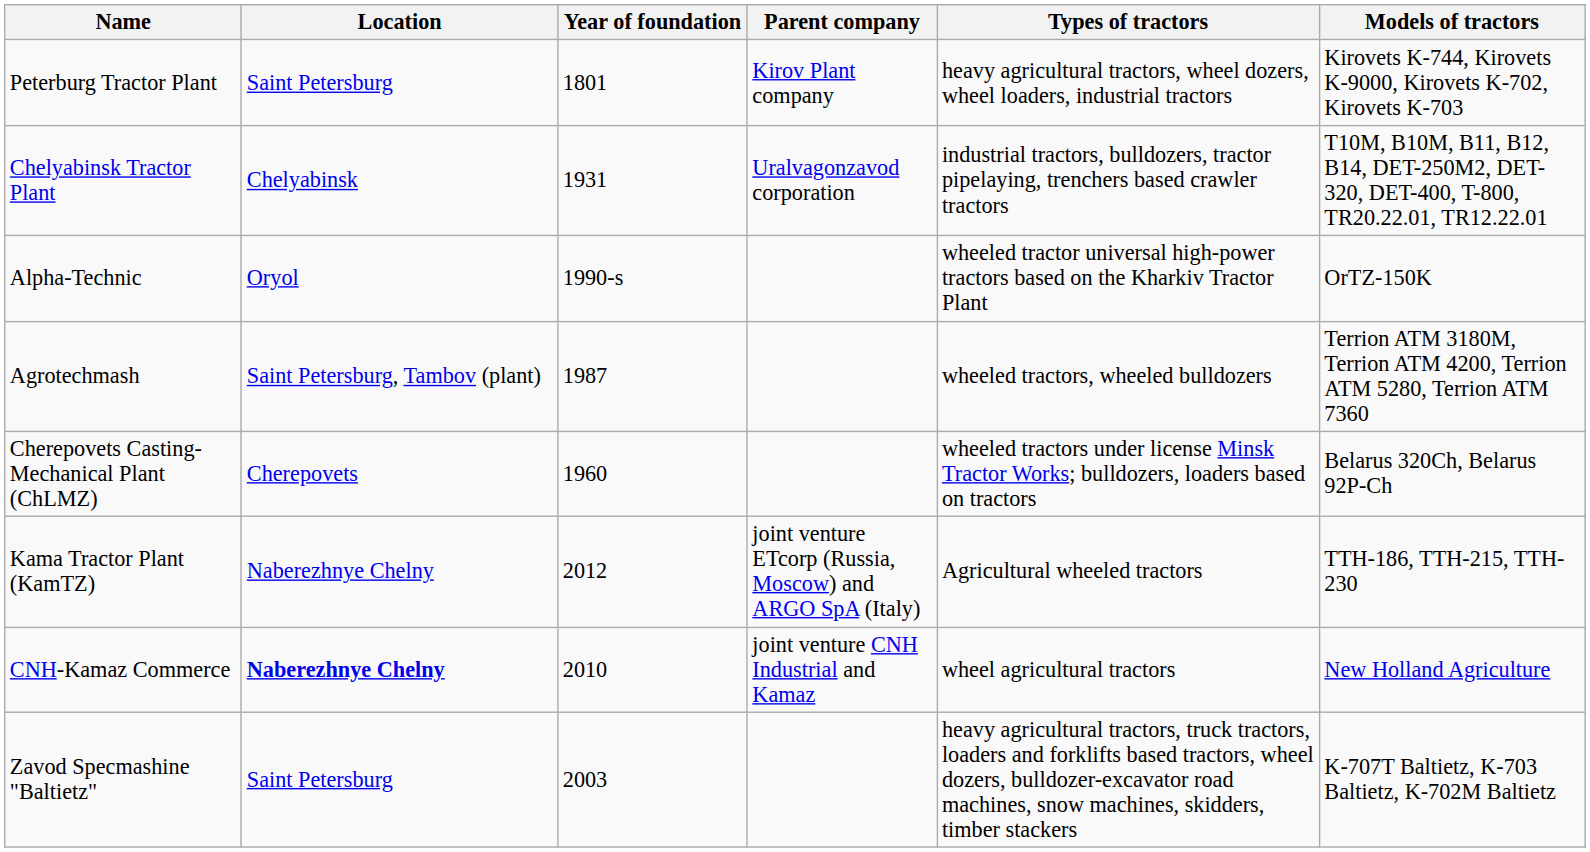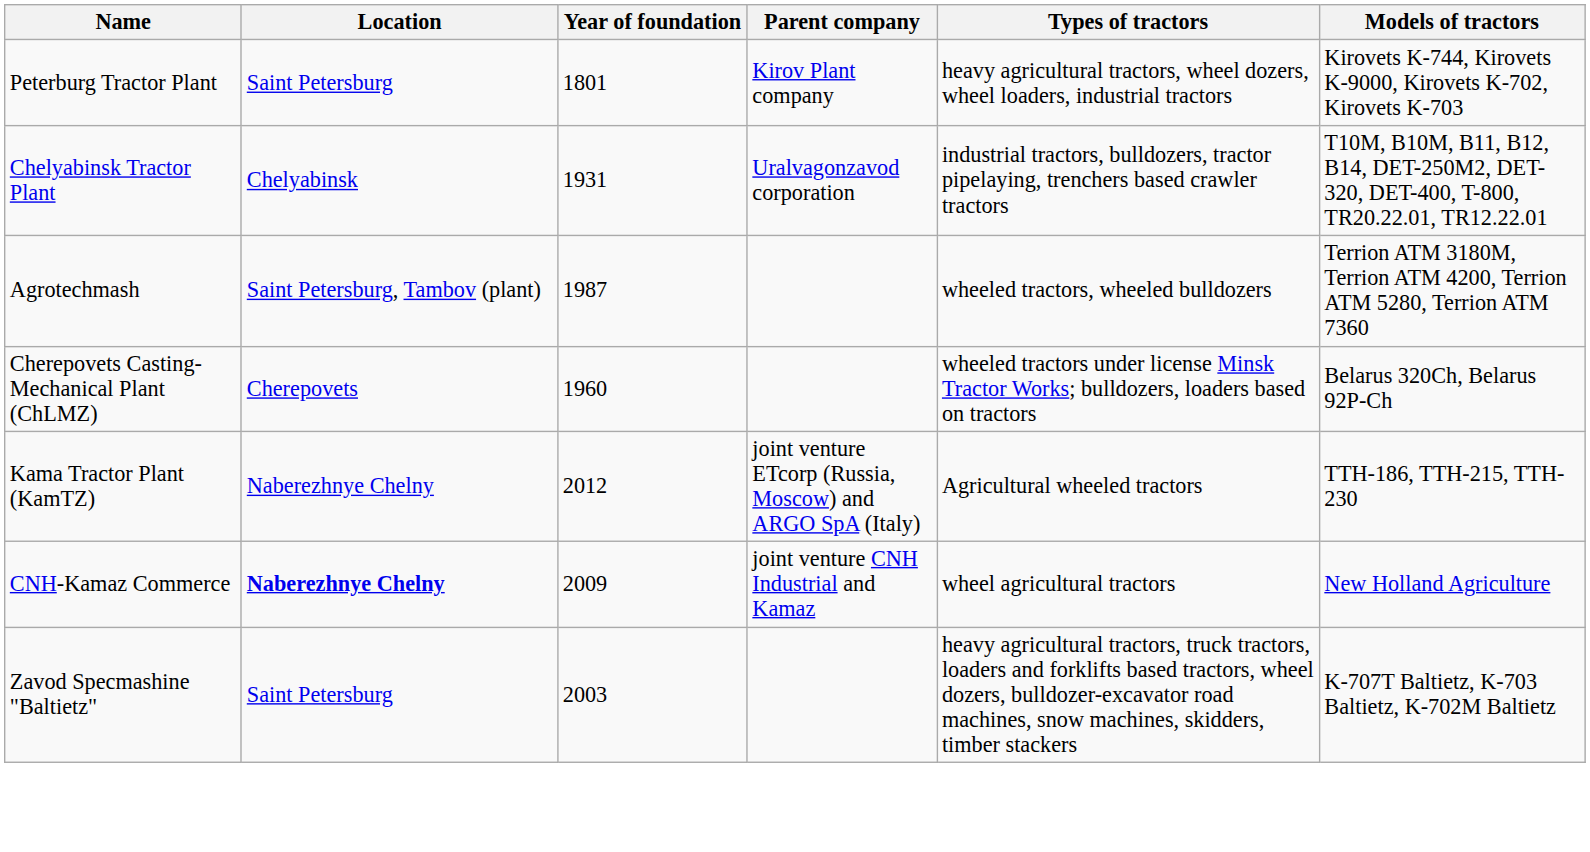- row: (76, 278)
(585, 669) 2010 -> (585, 584) 2009
